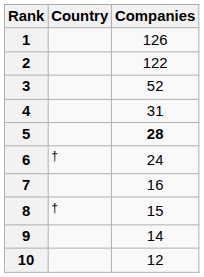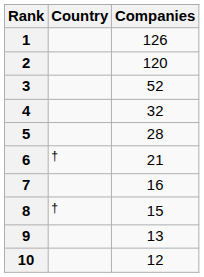(155, 63) 122 -> (155, 63) 120
(155, 110) 31 -> (155, 110) 32
(155, 134) bold -> (155, 134) normal
(155, 159) 24 -> (155, 159) 21
(155, 236) 14 -> (155, 236) 13
